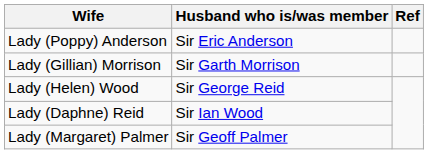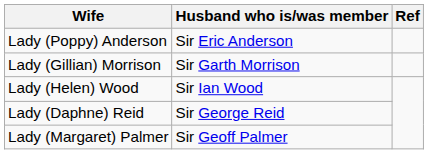(230, 88) Sir George Reid -> (219, 88) Sir Ian Wood
(219, 112) Sir Ian Wood -> (230, 112) Sir George Reid
